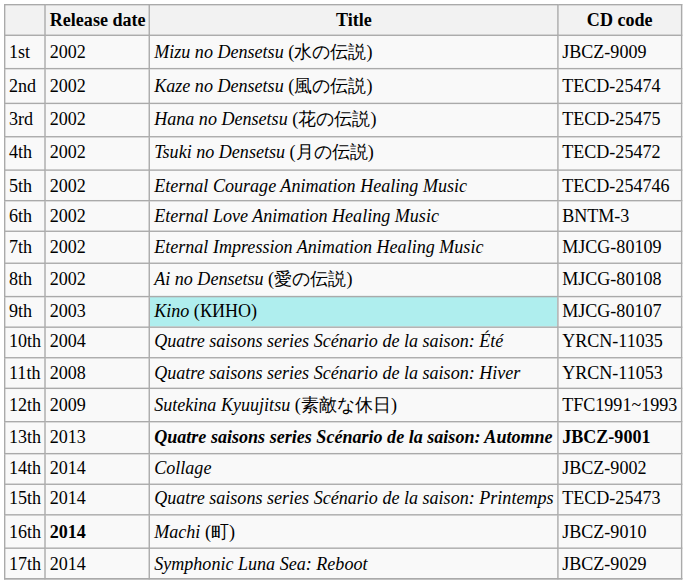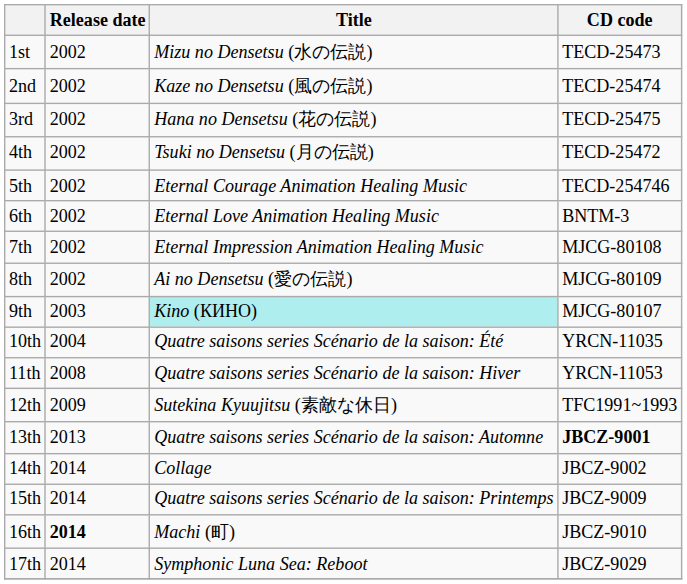(604, 52) JBCZ-9009 -> (611, 52) TECD-25473
(612, 246) MJCG-80109 -> (612, 246) MJCG-80108
(612, 279) MJCG-80108 -> (612, 279) MJCG-80109
(353, 437) bold -> (349, 437) normal
(611, 499) TECD-25473 -> (604, 499) JBCZ-9009
